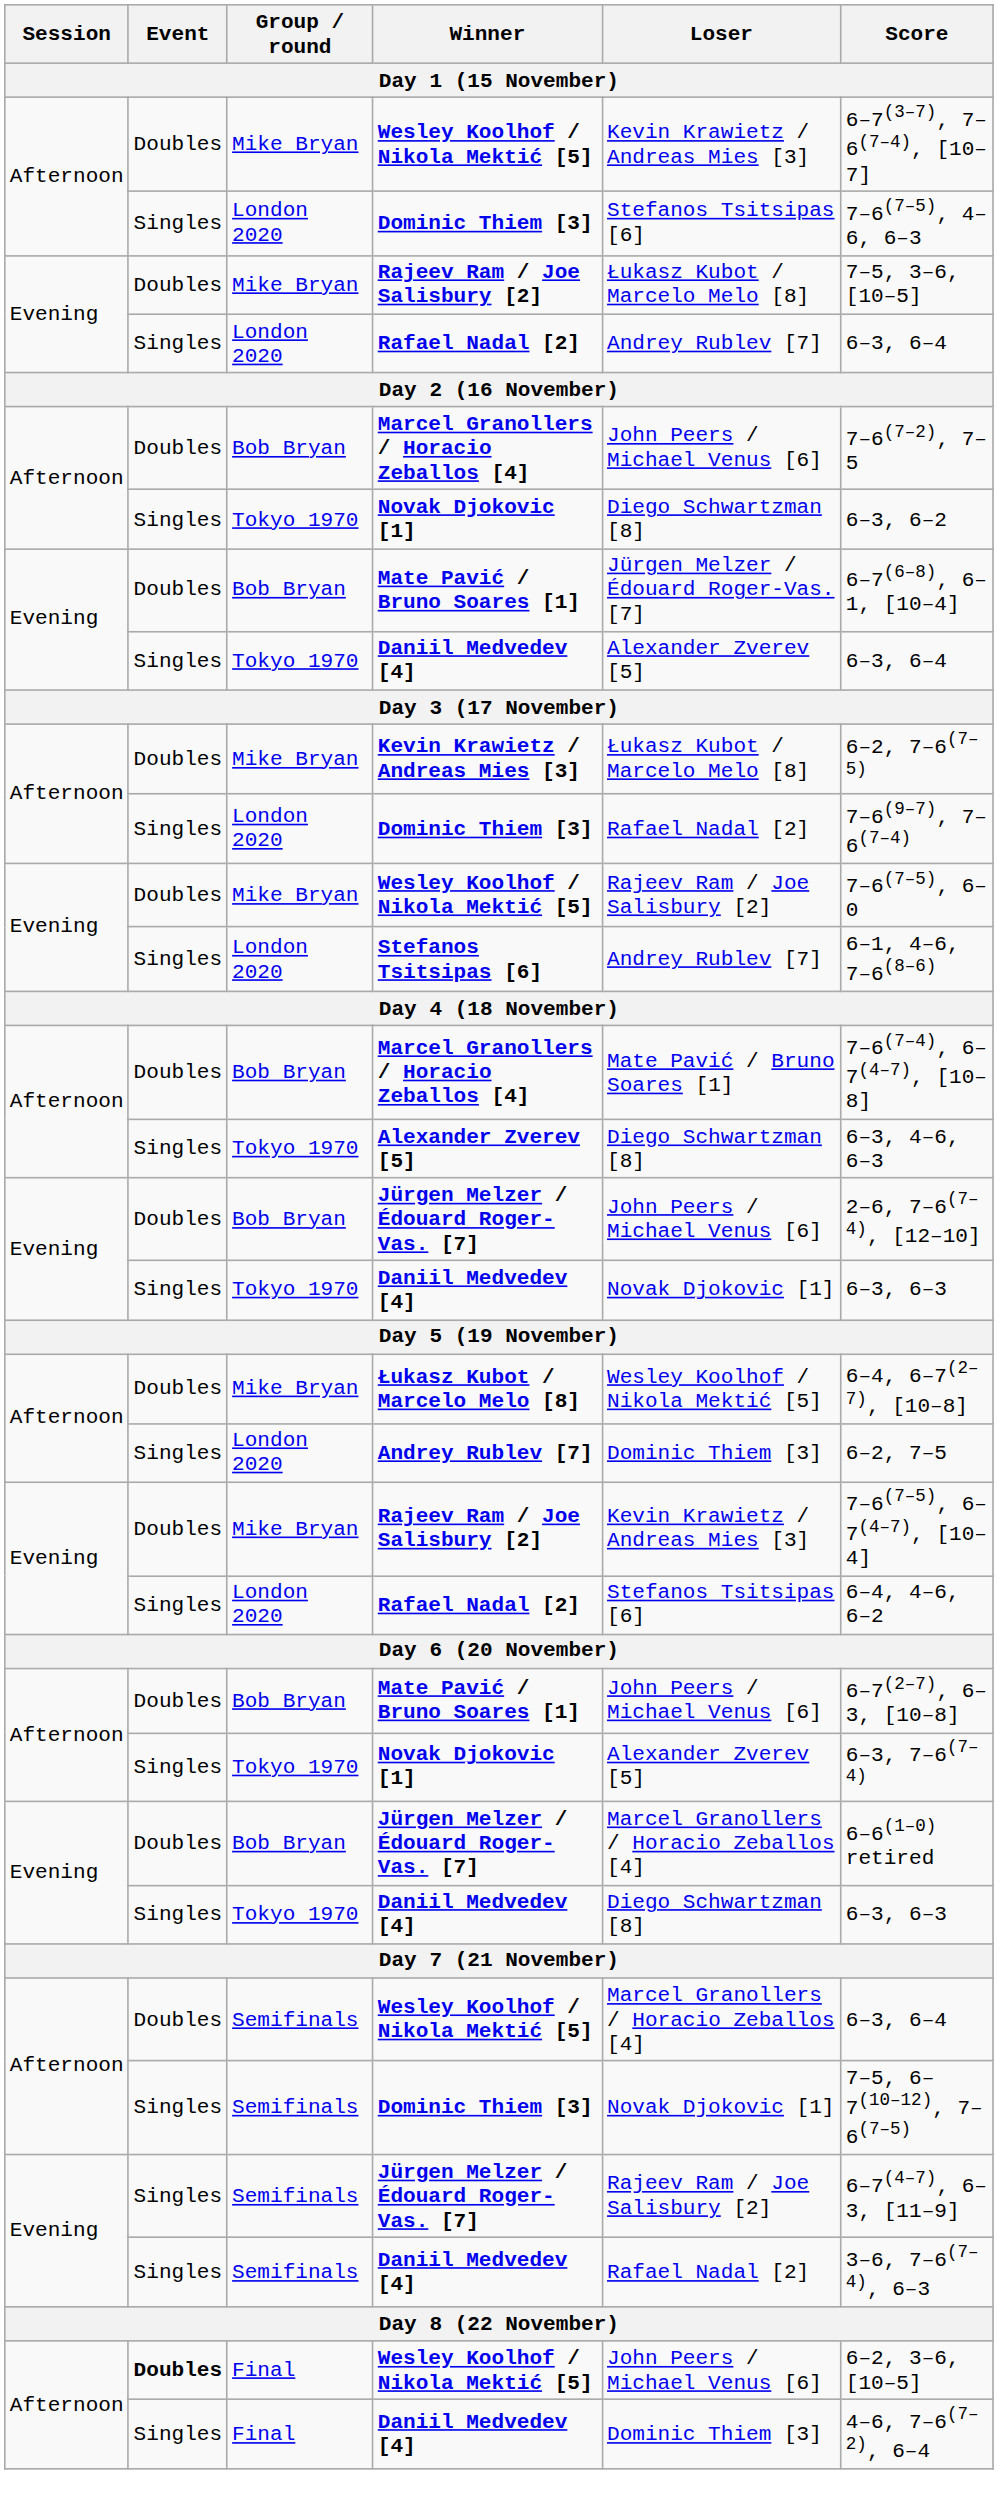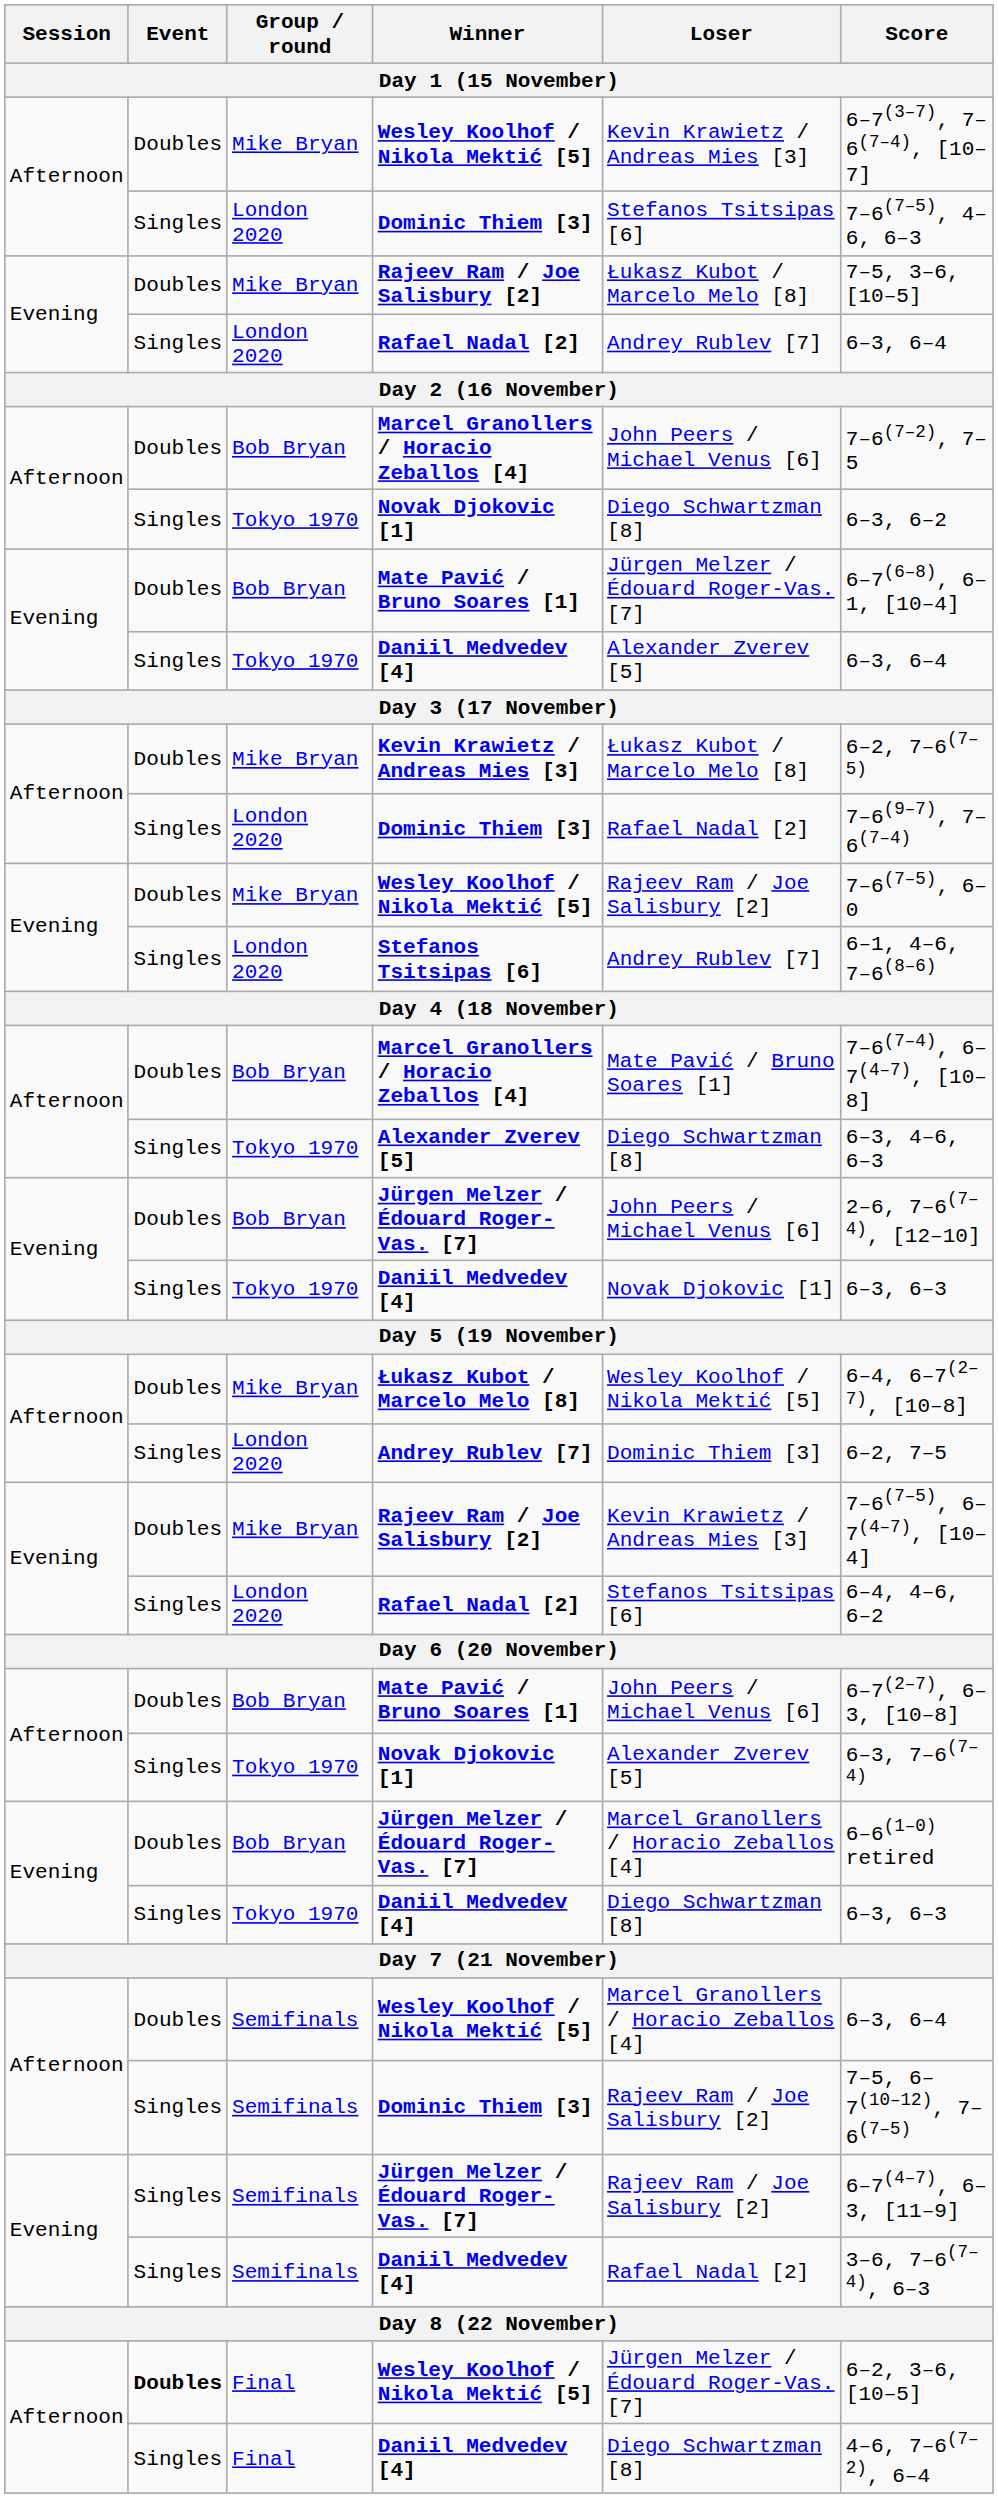(721, 2108) Novak Djokovic [1] -> (708, 2108) Rajeev Ram / Joe Salisbury [2]
(714, 2370) John Peers / Michael Venus [6] -> (721, 2383) Jürgen Melzer / Édouard Roger-Vas. [7]
(714, 2434) Dominic Thiem [3] -> (714, 2459) Diego Schwartzman [8]
